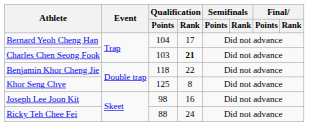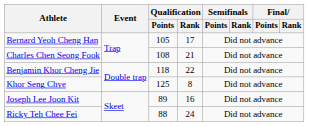(163, 40) 104 -> (163, 40) 105
(163, 55) 103 -> (163, 55) 108
(190, 55) bold -> (190, 55) normal
(163, 99) 98 -> (163, 99) 89
